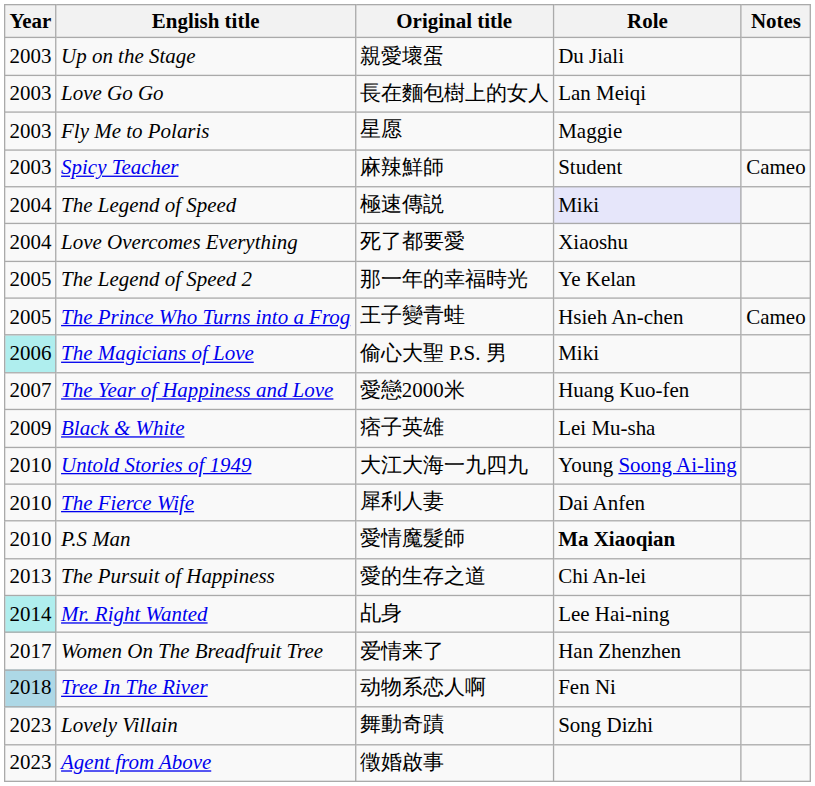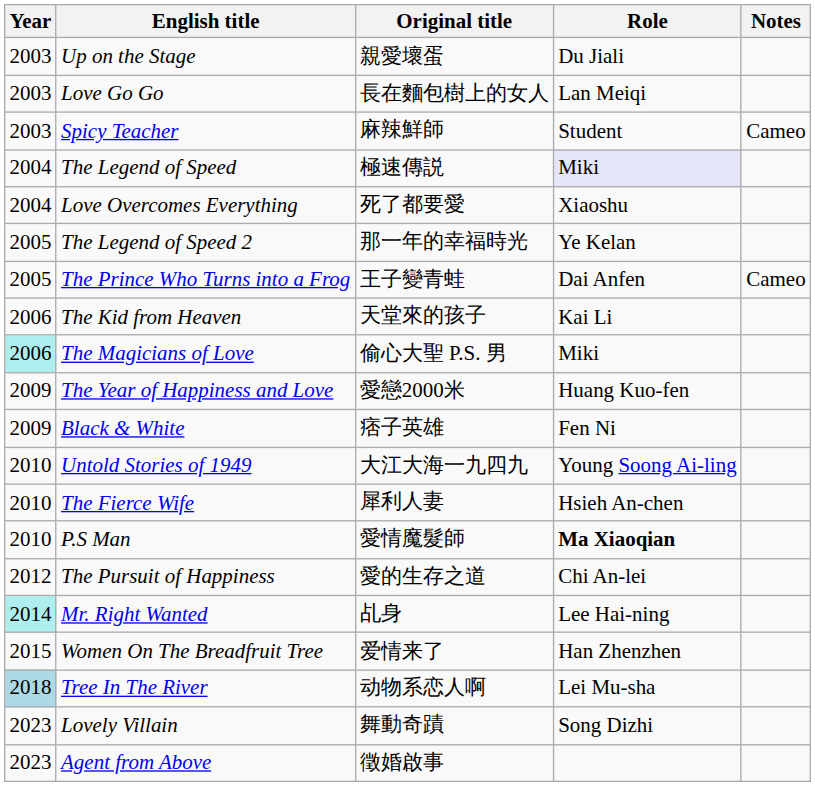- row: (135, 130)
(621, 316) Hsieh An-chen -> (602, 279) Dai Anfen
+ row: (151, 316)
(30, 390) 2007 -> (30, 390) 2009
(607, 428) Lei Mu-sha -> (587, 428) Fen Ni
(602, 502) Dai Anfen -> (621, 502) Hsieh An-chen
(30, 576) 2013 -> (30, 576) 2012
(30, 651) 2017 -> (30, 651) 2015
(587, 688) Fen Ni -> (607, 688) Lei Mu-sha
